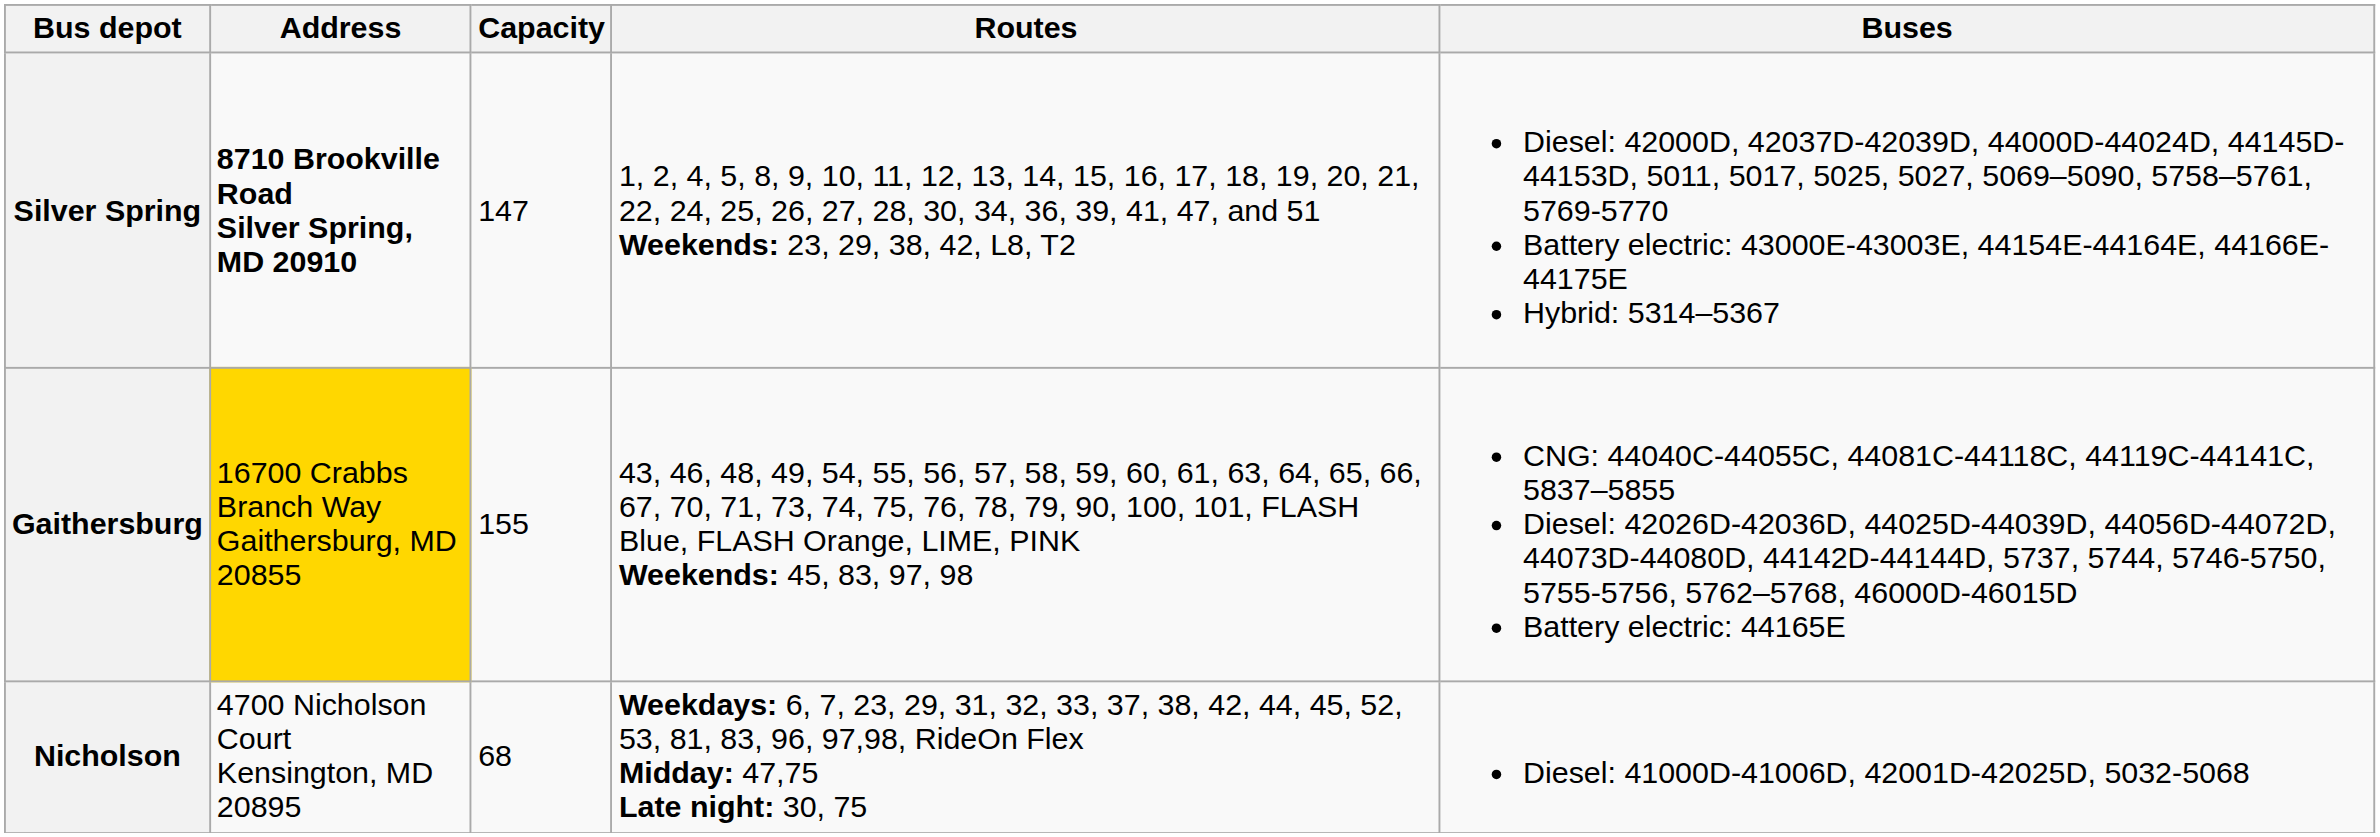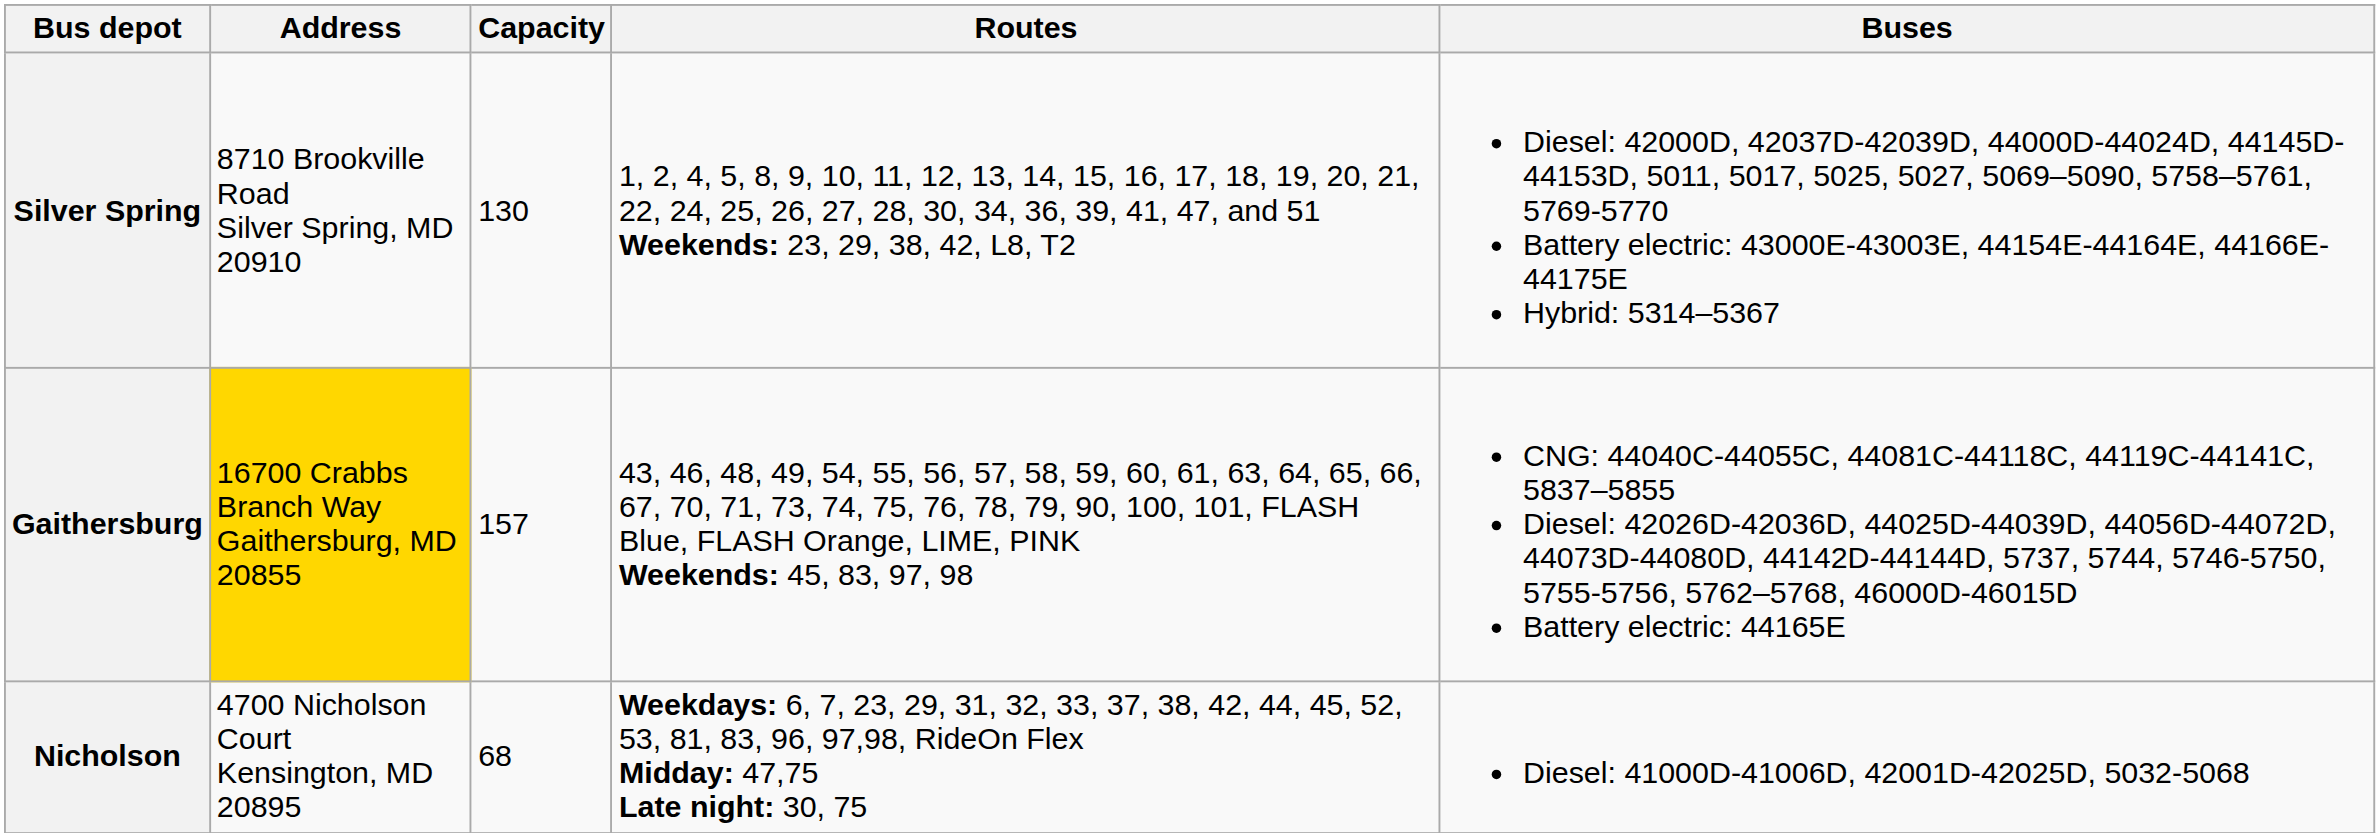(328, 209) bold -> (335, 209) normal
(504, 209) 147 -> (504, 209) 130
(504, 524) 155 -> (504, 524) 157
